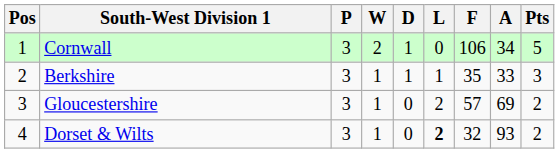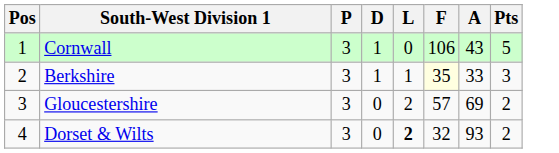- column: (377, 18)
(506, 47) 34 -> (475, 47) 43
(472, 76) no background -> (441, 76) lightyellow background
